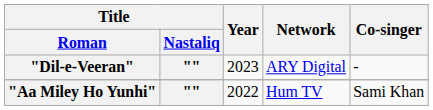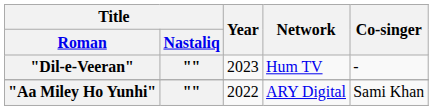(306, 67) ARY Digital -> (294, 67) Hum TV
(294, 92) Hum TV -> (306, 92) ARY Digital
